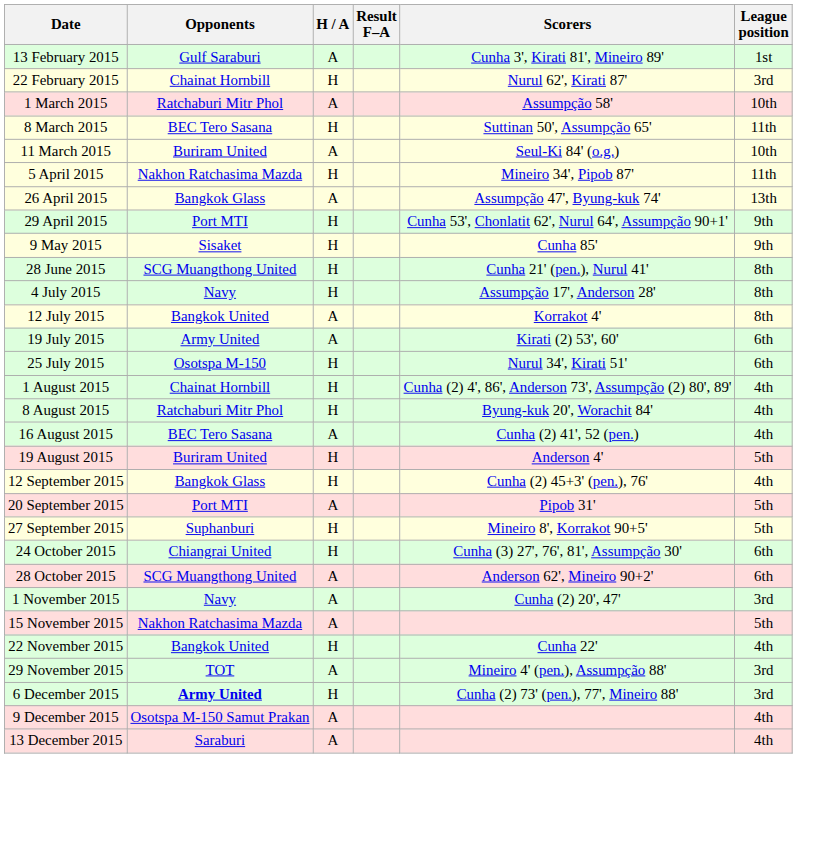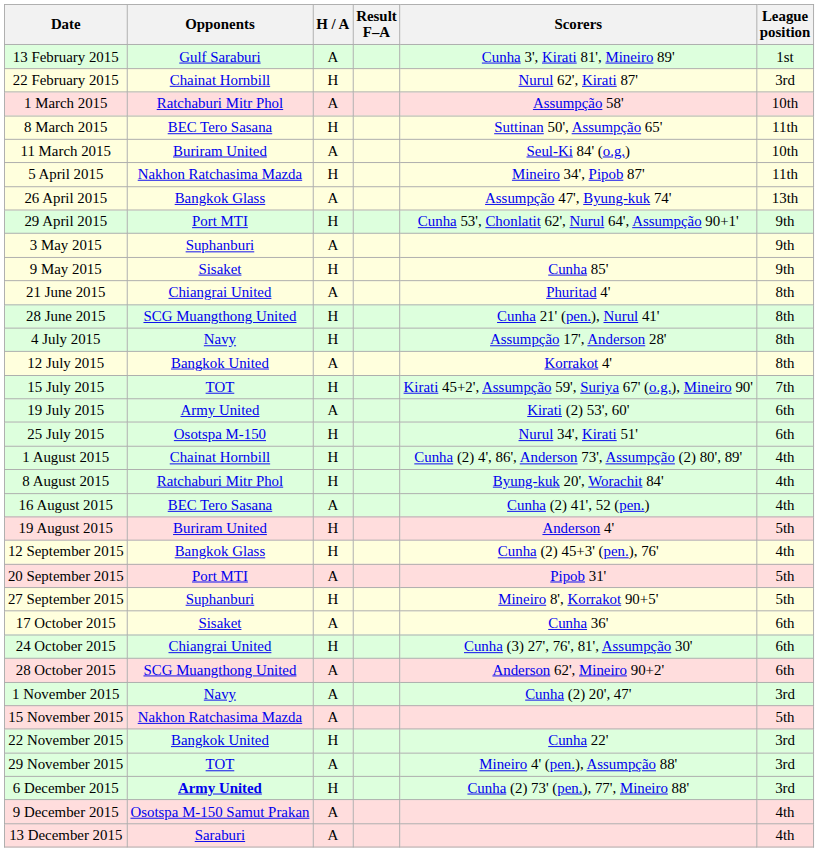+ row: (66, 245)
+ row: (66, 292)
+ row: (66, 387)
+ row: (66, 623)
(764, 646) 4th -> (785, 741) 3rd
